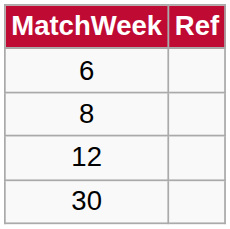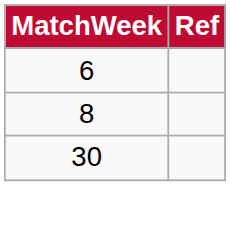- row: (87, 157)
